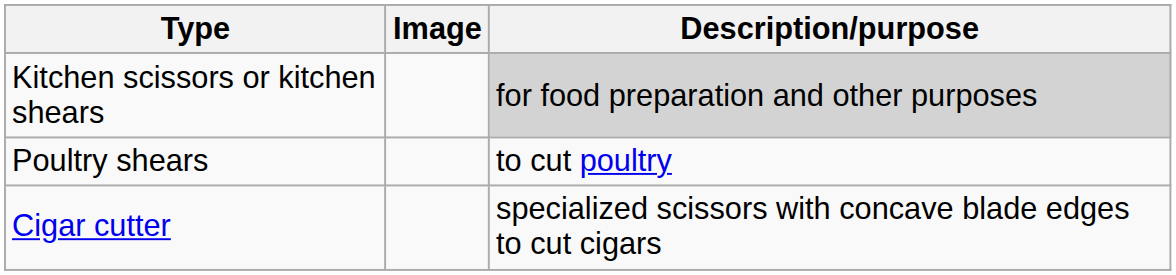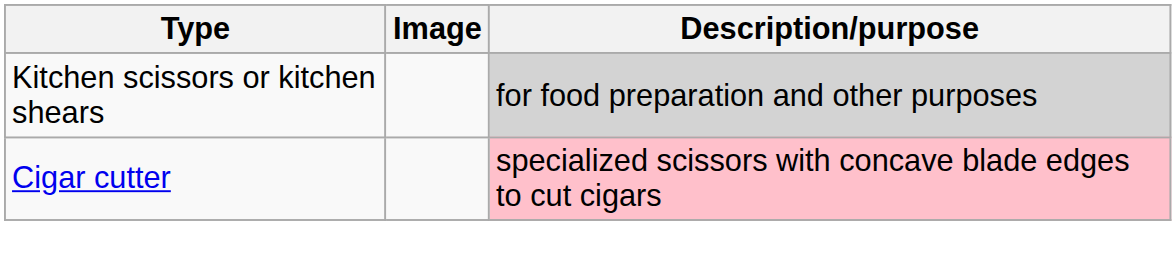- row: (110, 160)
(813, 226) no background -> (813, 178) pink background
